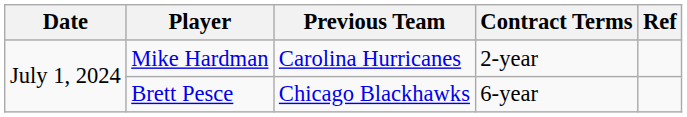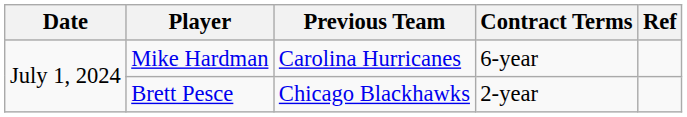(509, 58) 2-year -> (509, 58) 6-year
(509, 93) 6-year -> (509, 93) 2-year
